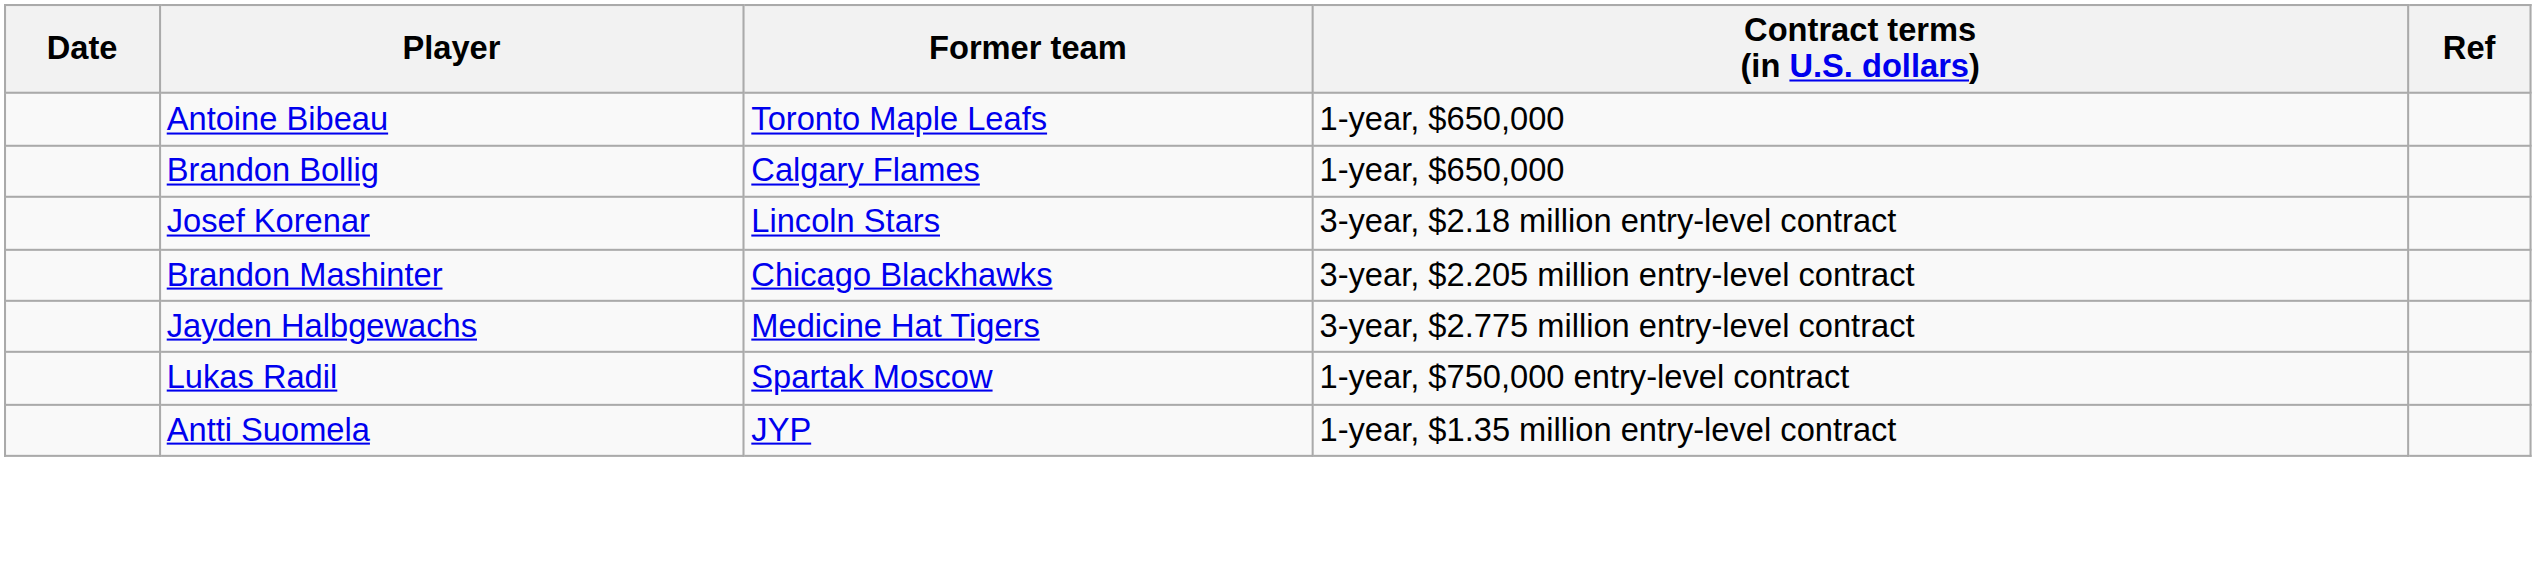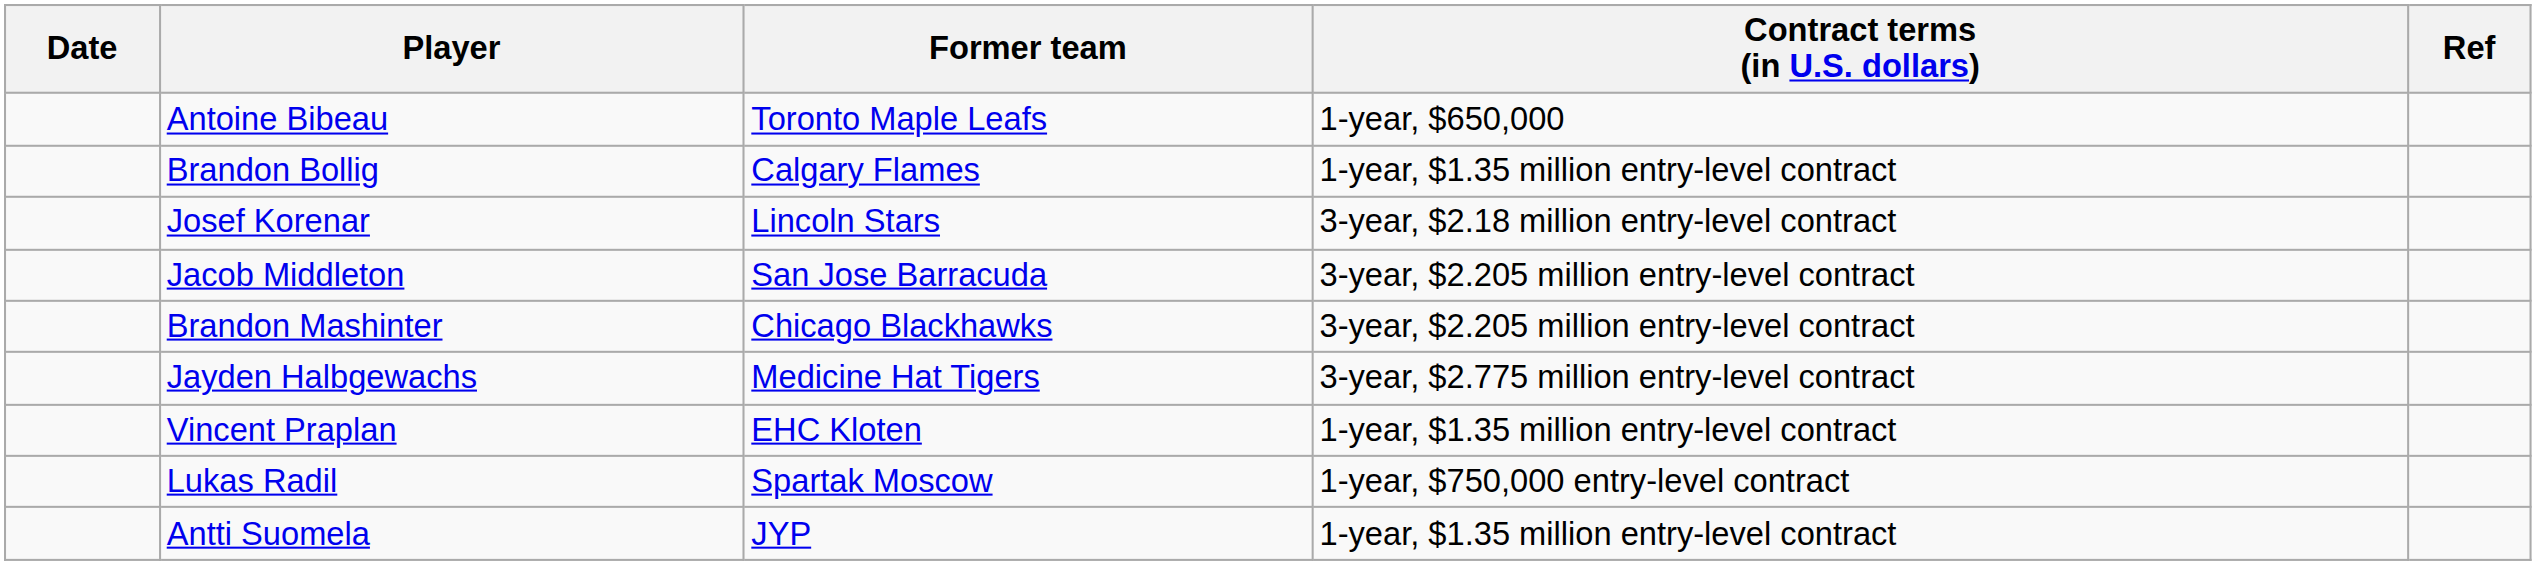(1442, 170) 1-year, $650,000 -> (1608, 170) 1-year, $1.35 million entry-level contract
+ row: (286, 274)
+ row: (282, 429)
